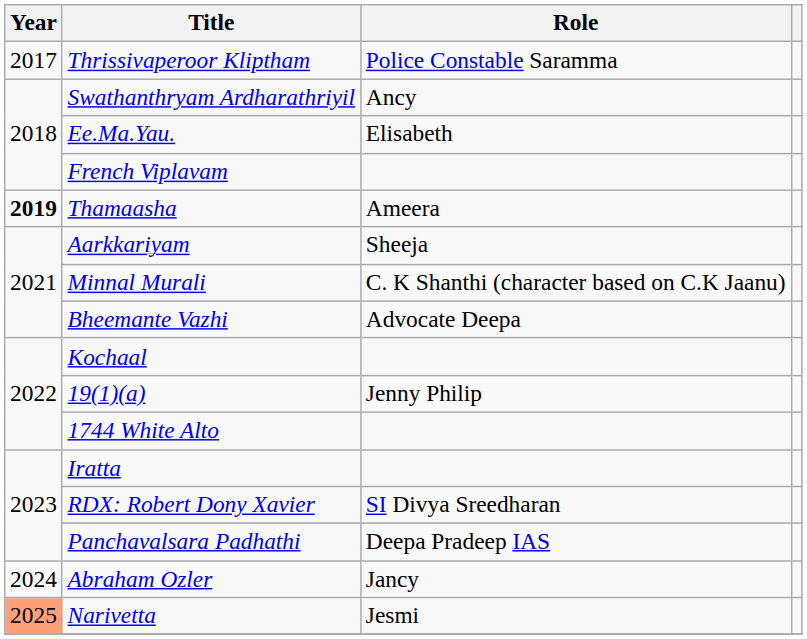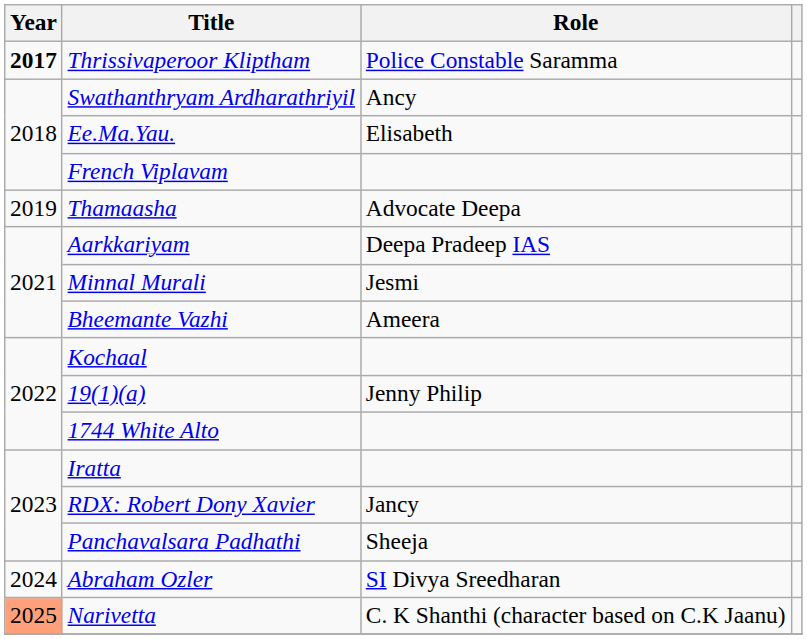(33, 60) normal -> (33, 60) bold
(33, 208) bold -> (33, 208) normal
(403, 208) Ameera -> (443, 208) Advocate Deepa
(397, 245) Sheeja -> (458, 245) Deepa Pradeep IAS
(576, 282) C. K Shanthi (character based on C.K Jaanu) -> (392, 282) Jesmi
(443, 319) Advocate Deepa -> (403, 319) Ameera
(463, 504) SI Divya Sreedharan -> (392, 504) Jancy
(458, 541) Deepa Pradeep IAS -> (397, 541) Sheeja
(392, 578) Jancy -> (463, 578) SI Divya Sreedharan
(392, 615) Jesmi -> (576, 615) C. K Shanthi (character based on C.K Jaanu)
